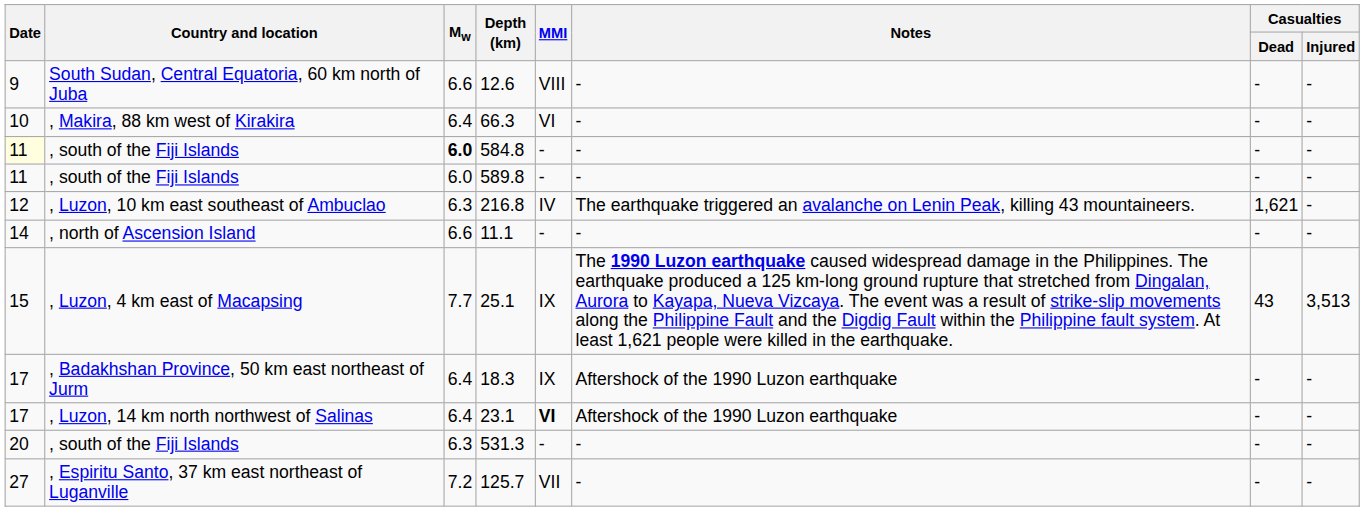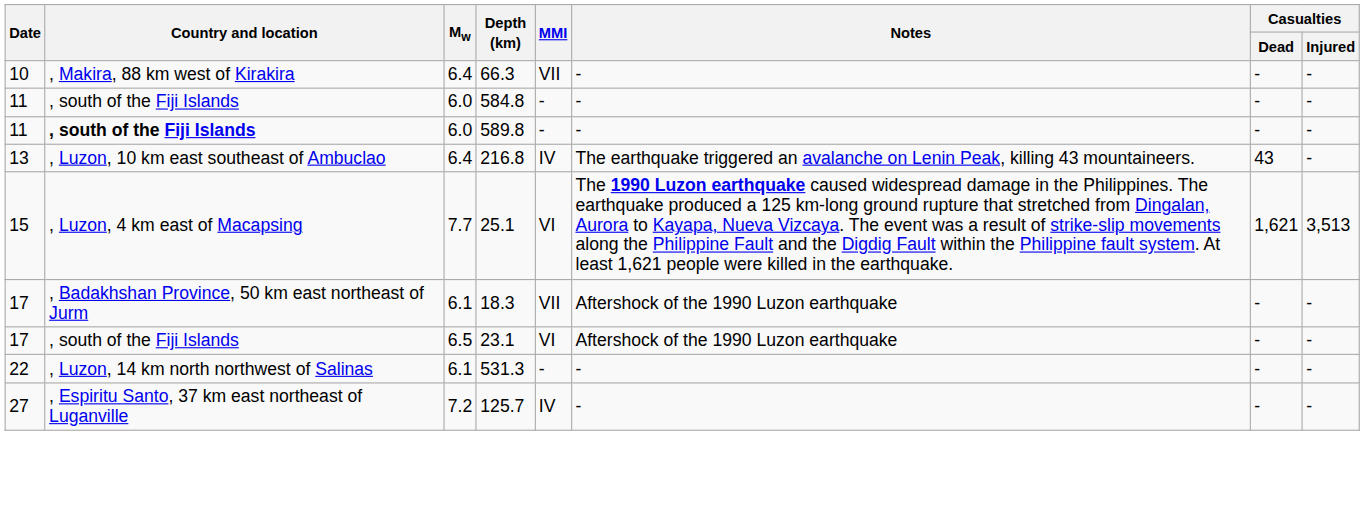- row: (497, 84)
(547, 121) VI -> (550, 74) VII
(18, 149) lightyellow background -> (18, 102) no background
(460, 149) bold -> (460, 102) normal
(144, 177) normal -> (152, 130) bold
(19, 205) 12 -> (19, 158) 13
(460, 205) 6.3 -> (460, 158) 6.4
(1276, 205) 1,621 -> (1264, 158) 43
- row: (497, 233)
(547, 301) IX -> (547, 225) VI
(1264, 301) 43 -> (1276, 225) 1,621
(460, 378) 6.4 -> (460, 302) 6.1
(547, 378) IX -> (550, 302) VII
(211, 416) , Luzon, 14 km north northwest of Salinas -> (144, 340) , south of the Fiji Islands
(460, 416) 6.4 -> (460, 340) 6.5
(547, 416) bold -> (547, 340) normal
(19, 444) 20 -> (19, 368) 22
(144, 444) , south of the Fiji Islands -> (211, 368) , Luzon, 14 km north northwest of Salinas
(460, 444) 6.3 -> (460, 368) 6.1
(550, 482) VII -> (547, 406) IV
